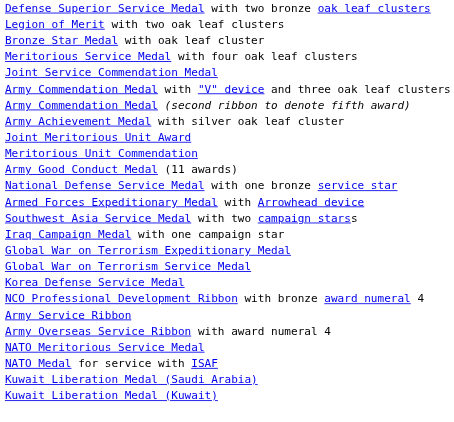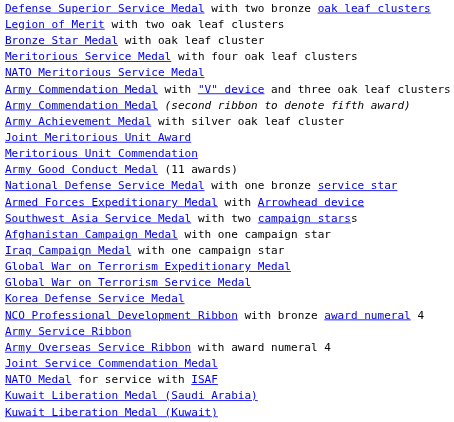rows swapped: (111, 73) <-> (105, 347)
+ row: (168, 234)
